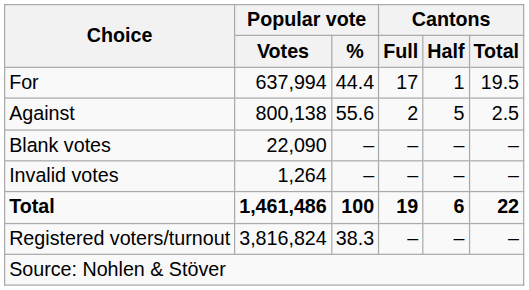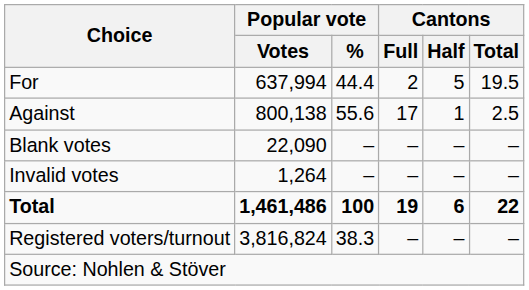(407, 82) 17 -> (413, 82) 2
(459, 82) 1 -> (459, 82) 5
(413, 113) 2 -> (407, 113) 17
(459, 113) 5 -> (459, 113) 1
